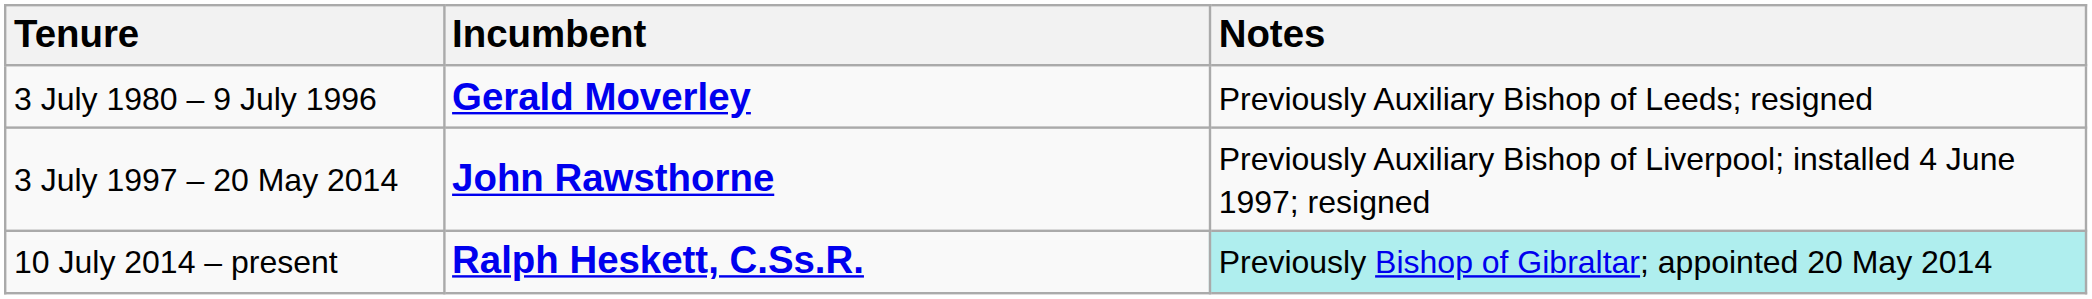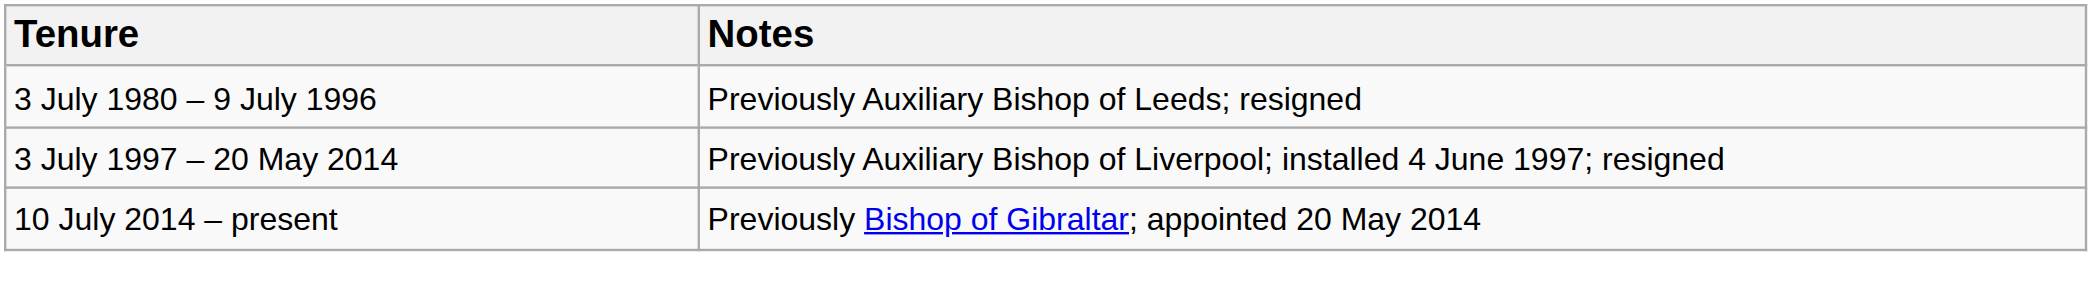- column: (549, 34)
(1605, 263) paleturquoise background -> (1094, 220) no background
